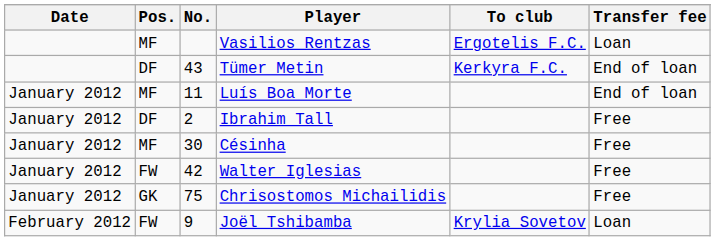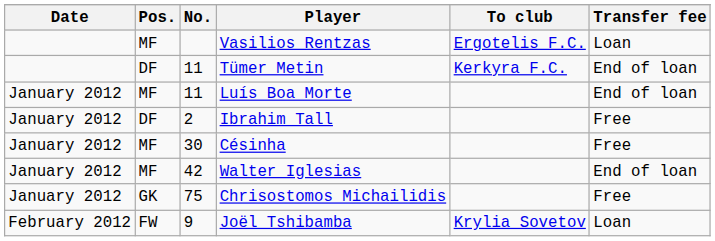(193, 69) 43 -> (193, 69) 11
(148, 171) FW -> (148, 171) MF
(612, 171) Free -> (645, 171) End of loan
